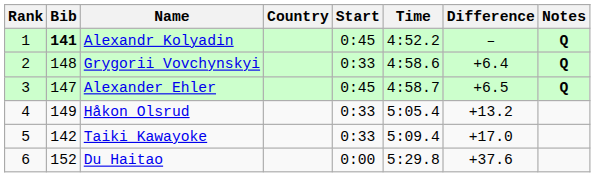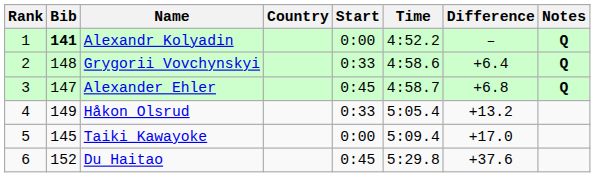(358, 40) 0:45 -> (358, 40) 0:00
(491, 88) +6.5 -> (491, 88) +6.8
(64, 136) 142 -> (64, 136) 145
(358, 136) 0:33 -> (358, 136) 0:00
(358, 160) 0:00 -> (358, 160) 0:45
